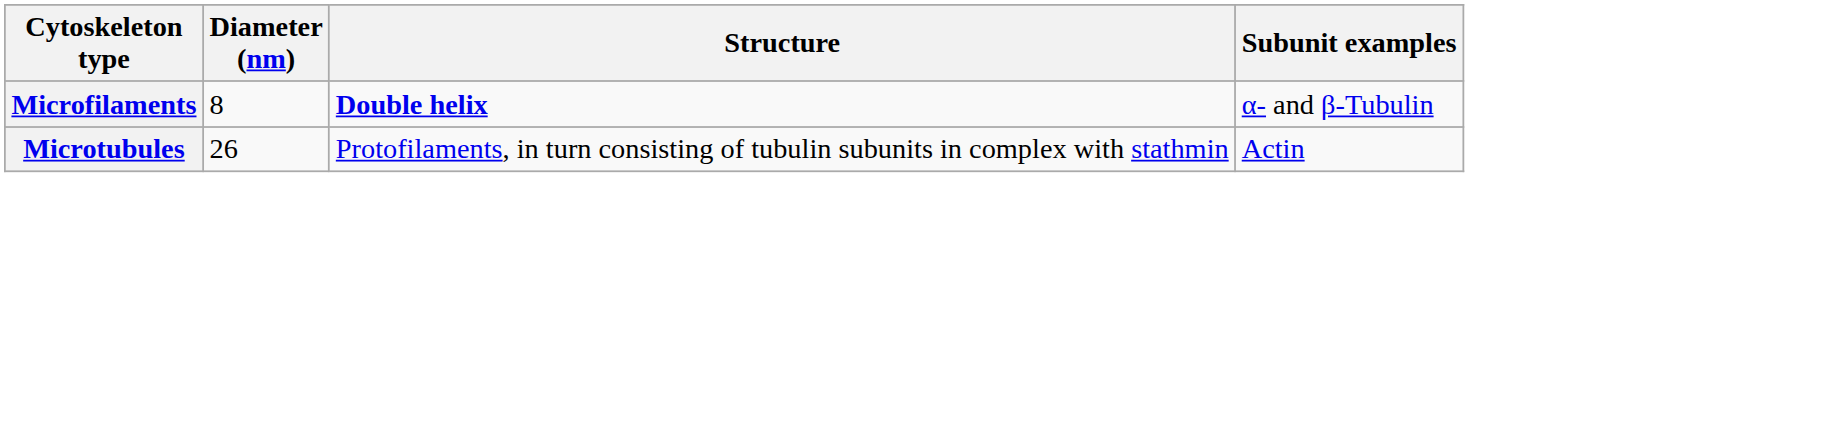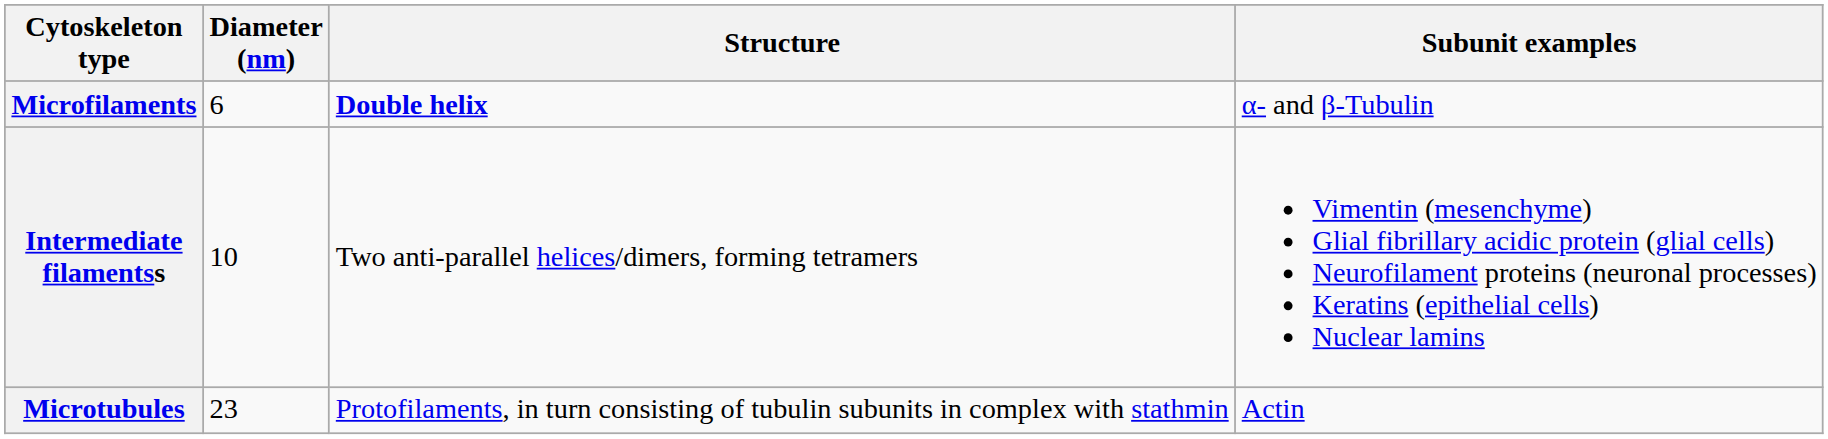(217, 103) 8 -> (217, 103) 6
+ row: (104, 256)
(224, 148) 26 -> (224, 409) 23
